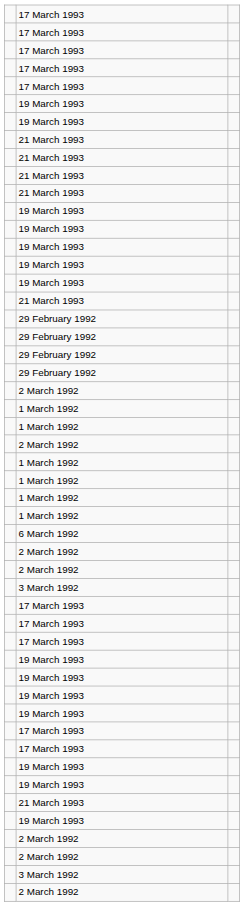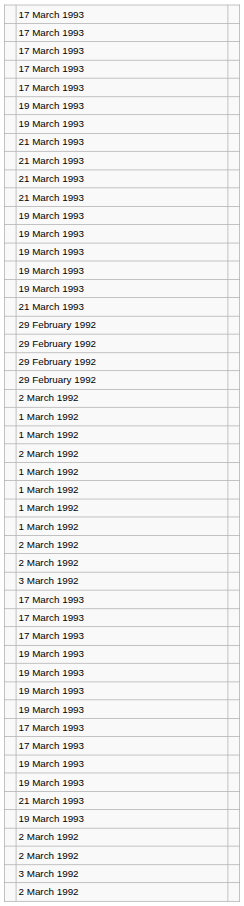- row: (10, 534)
